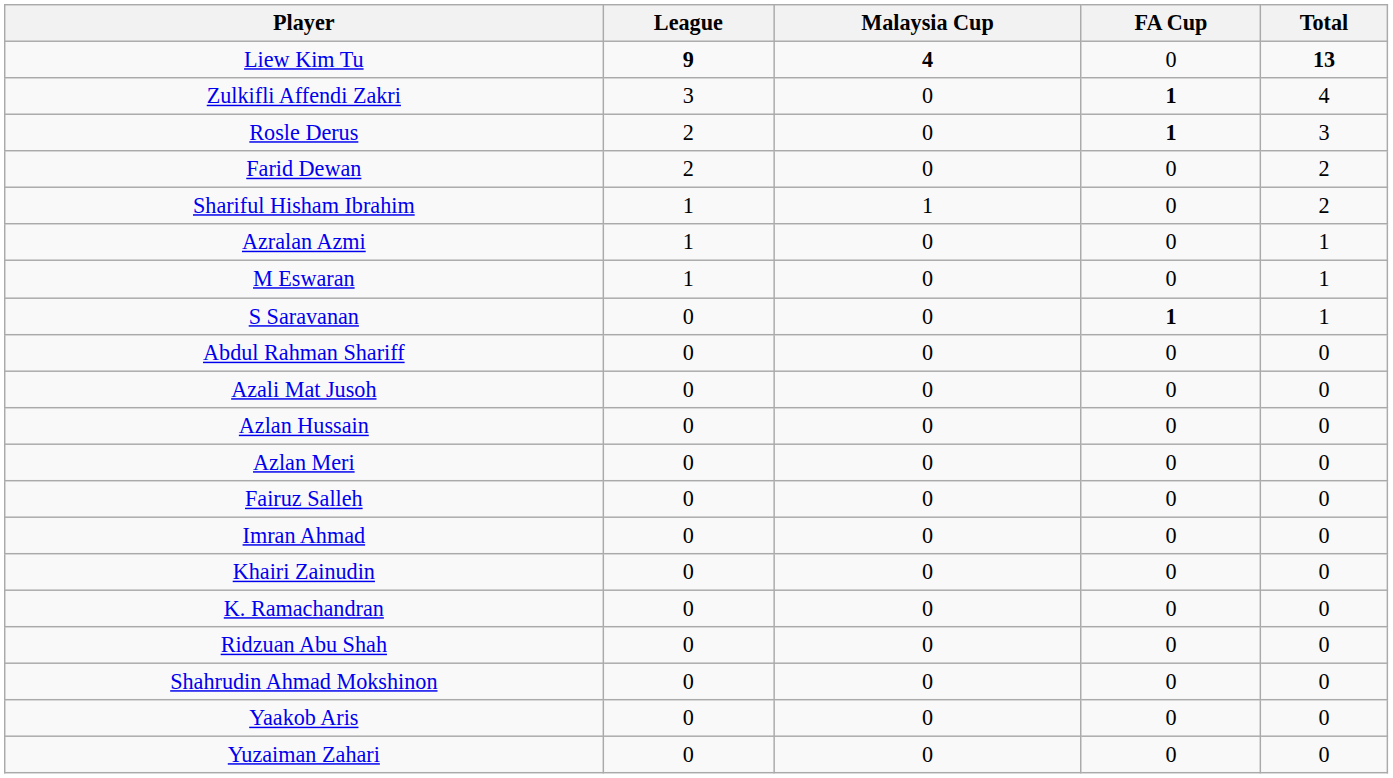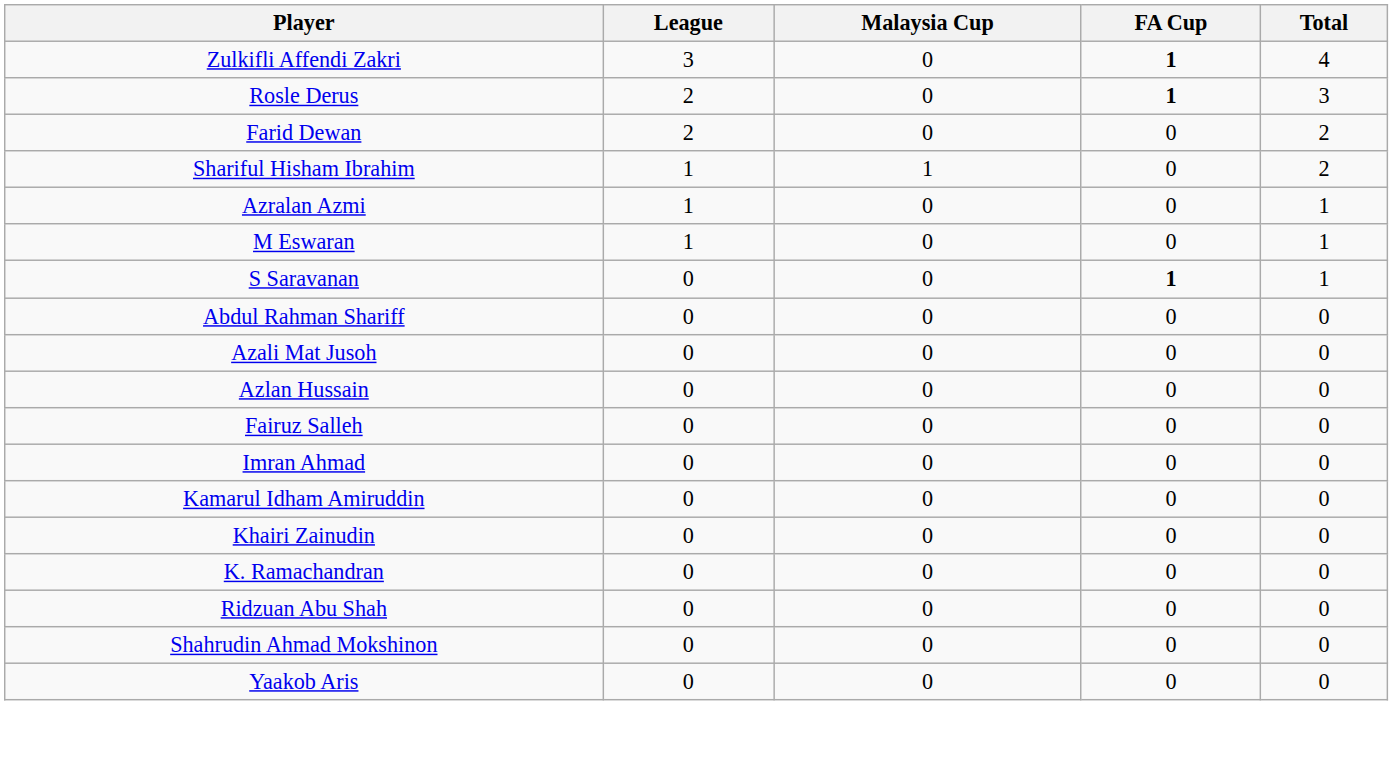- row: (304, 59)
- row: (304, 462)
+ row: (304, 498)
- row: (304, 754)
